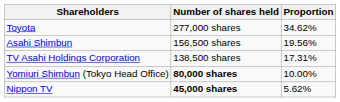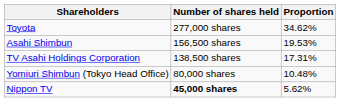(300, 43) 19.56% -> (300, 43) 19.53%
(205, 74) bold -> (204, 74) normal
(300, 74) 10.00% -> (300, 74) 10.48%
